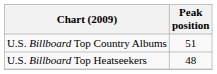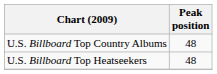(191, 43) 51 -> (191, 43) 48
